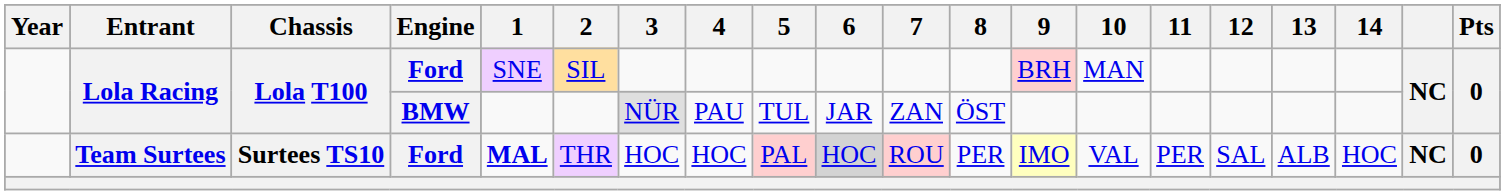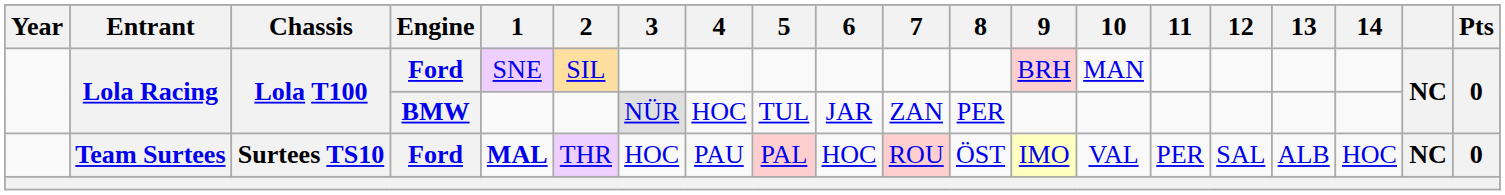(719, 112) PAU -> (719, 112) HOC
(981, 112) ÖST -> (981, 112) PER
(719, 155) HOC -> (719, 155) PAU
(849, 155) lightgrey background -> (849, 155) no background
(981, 155) PER -> (981, 155) ÖST
